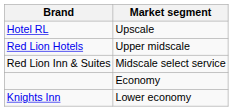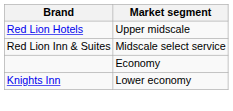- row: (28, 30)
